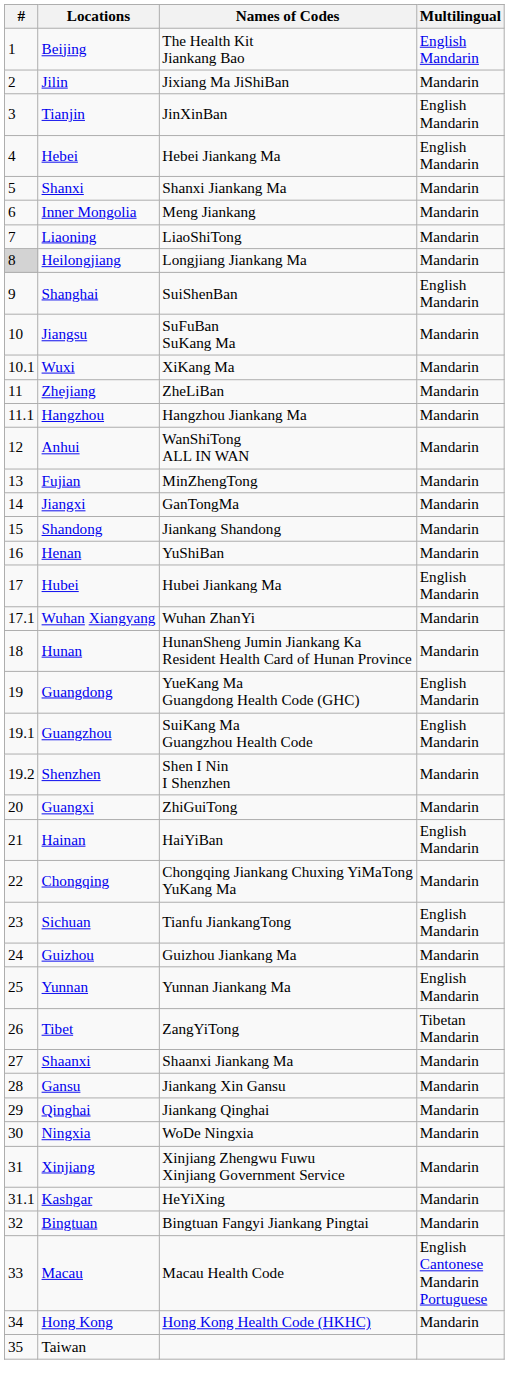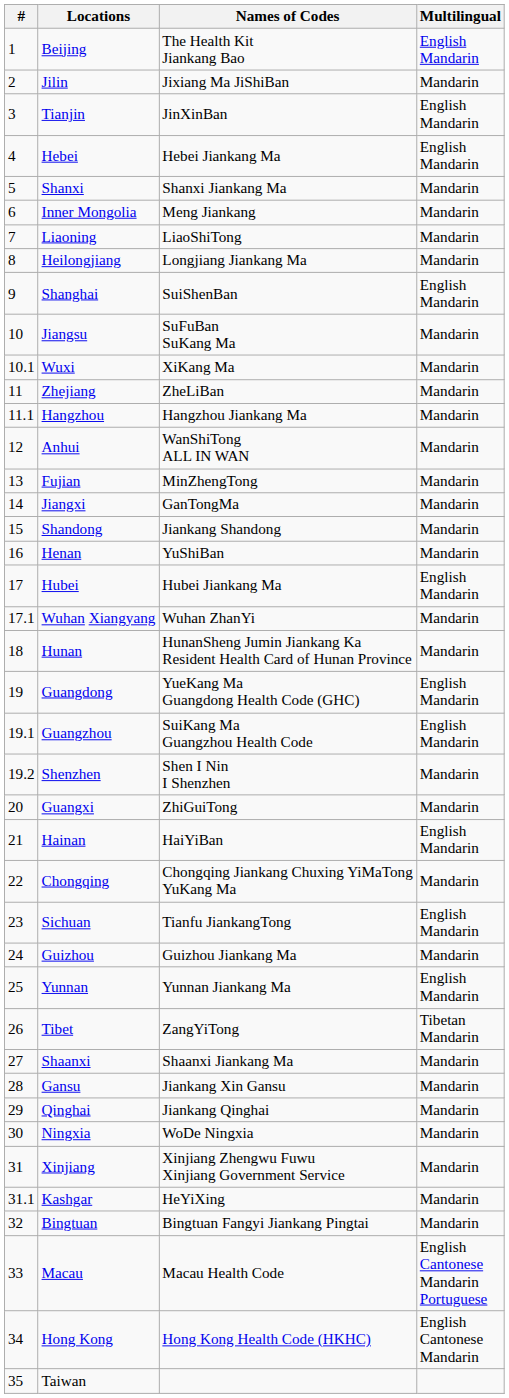(12, 260) lightgrey background -> (12, 260) no background
(449, 1322) Mandarin -> (451, 1339) English Cantonese Mandarin
